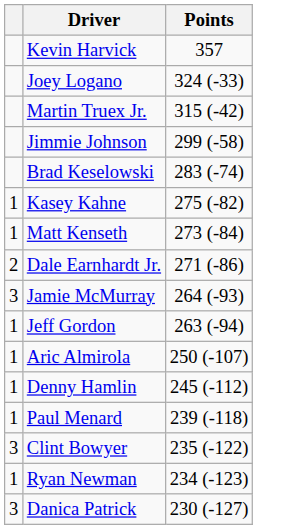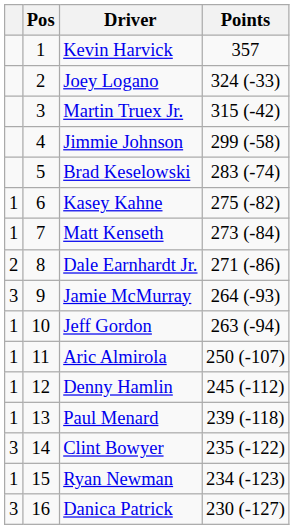+ column: (41, 19)
